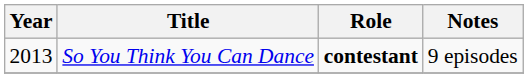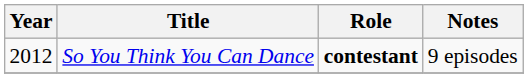(31, 55) 2013 -> (31, 55) 2012
